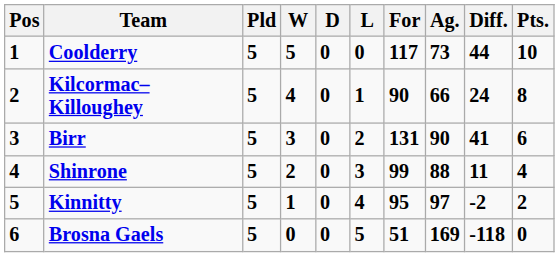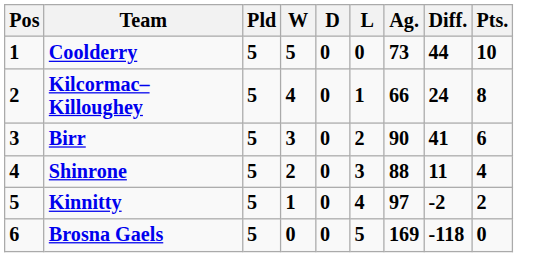- column: (405, 20)
